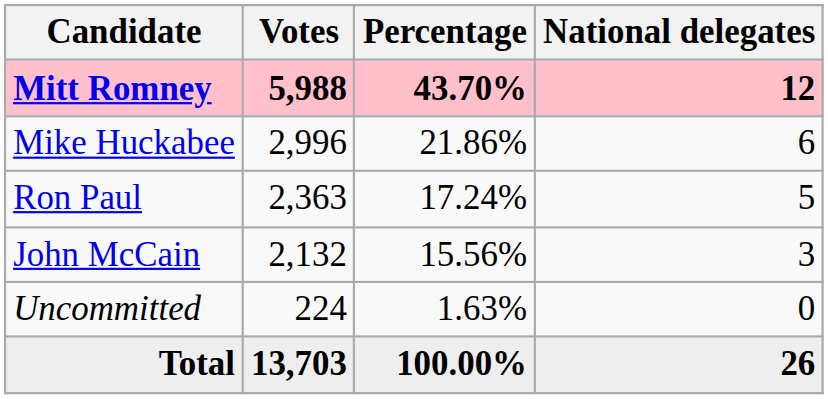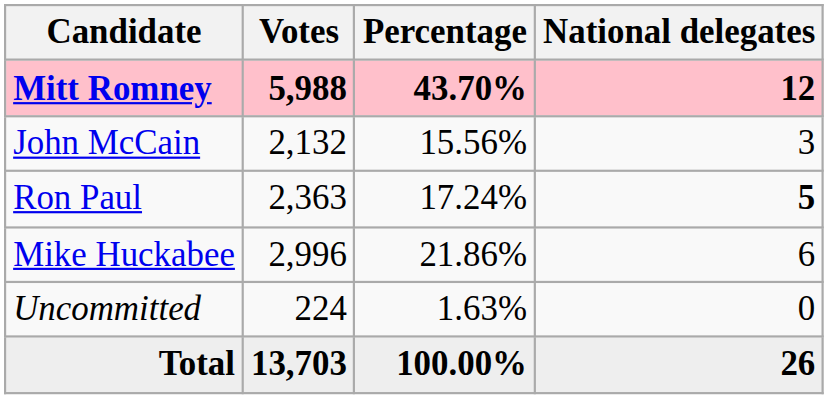rows swapped: (124, 142) <-> (107, 253)
(807, 198) normal -> (807, 198) bold
